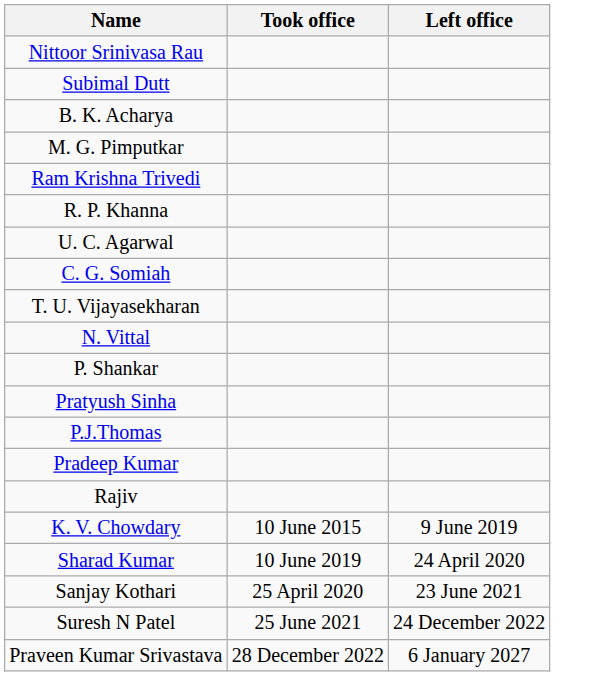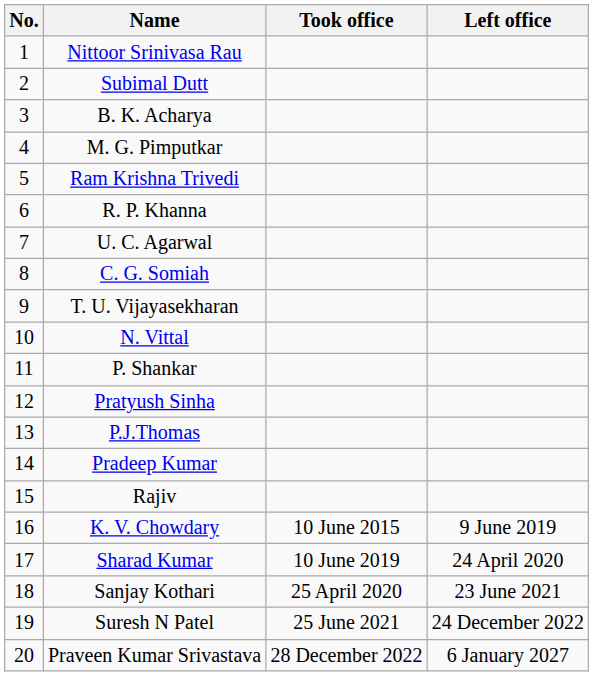+ column: (24, 20)
